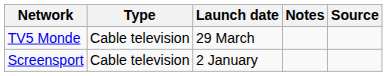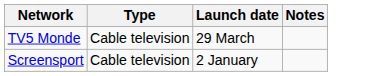- column: (355, 15)
